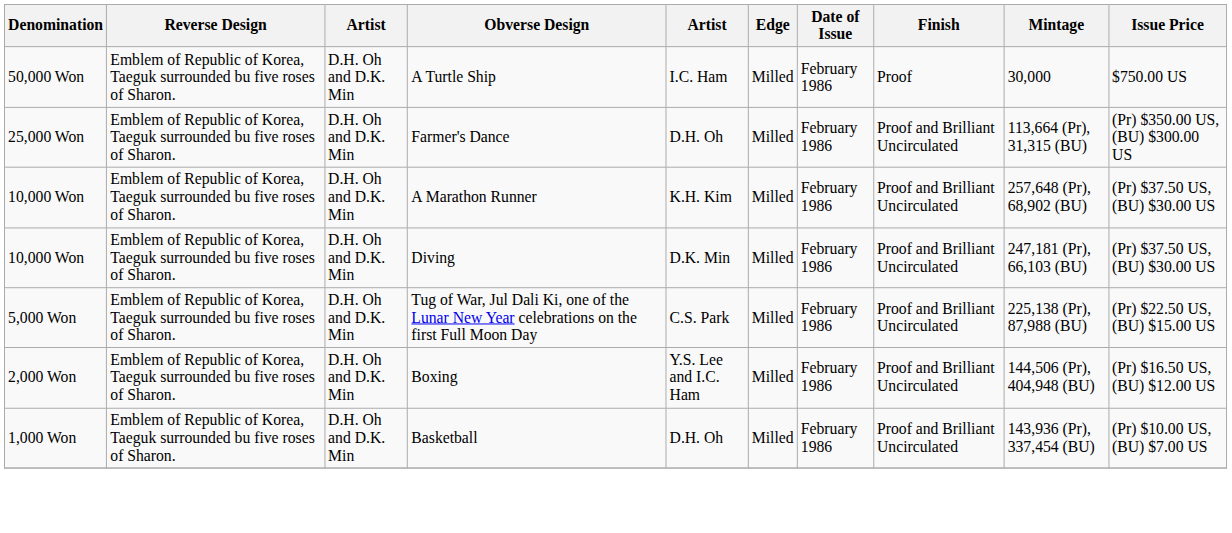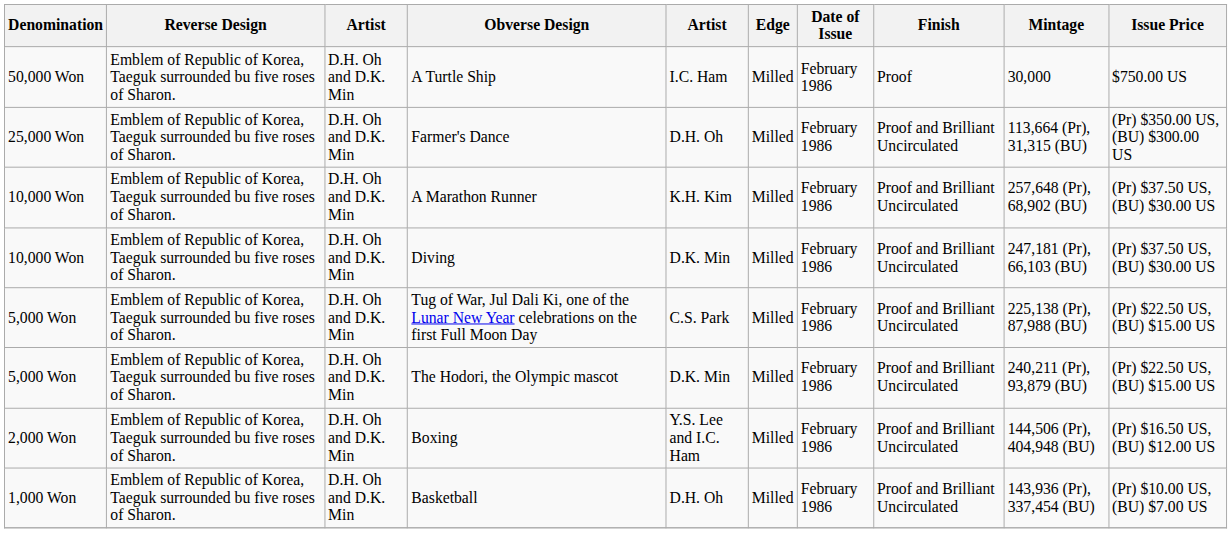+ row: (515, 377)
